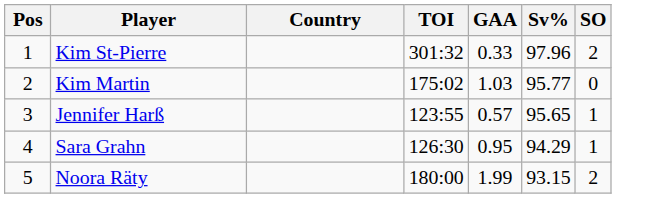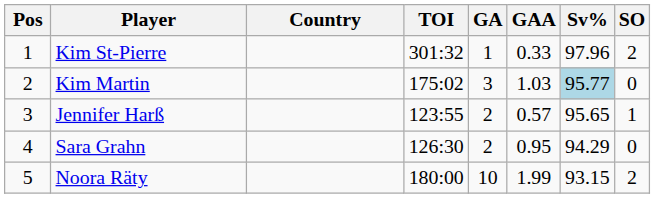+ column: (488, 20)
(548, 83) no background -> (587, 83) lightblue background
(593, 146) 1 -> (632, 146) 0
